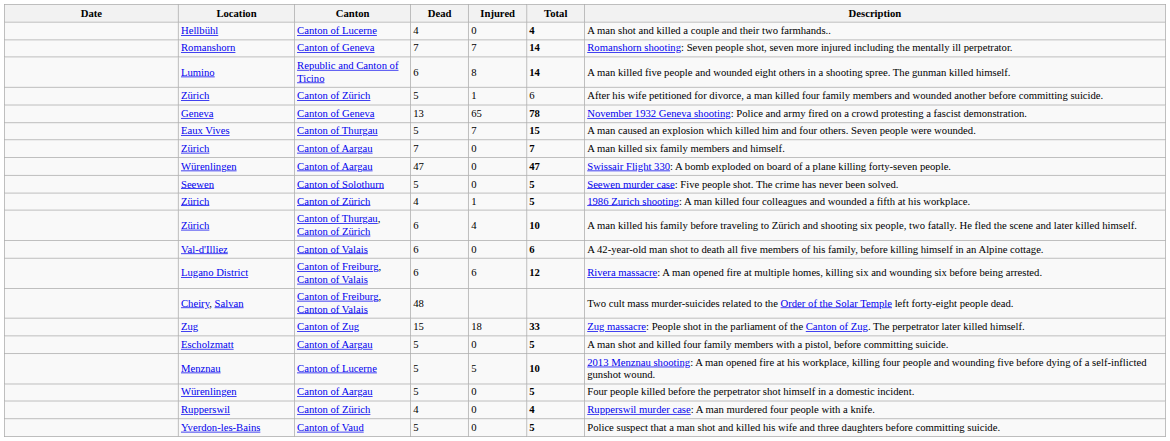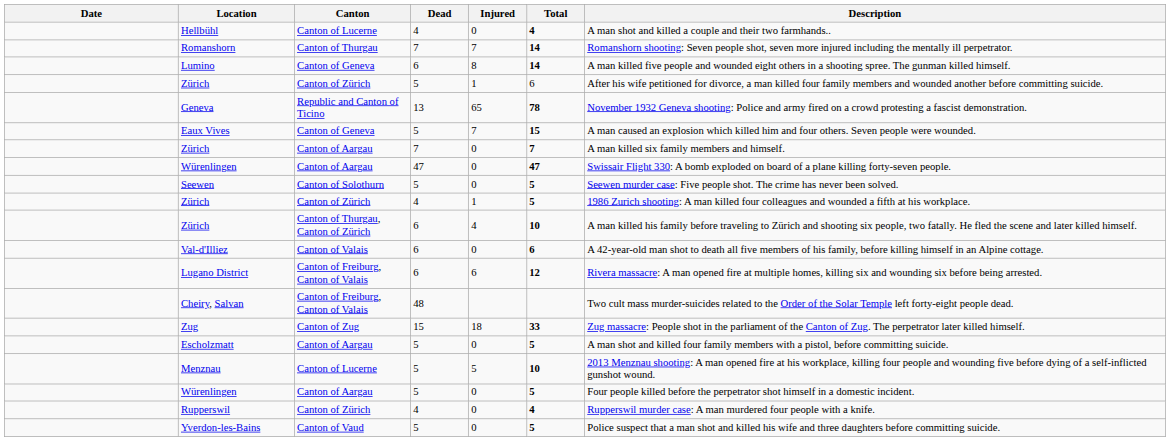(336, 48) Canton of Geneva -> (337, 48) Canton of Thurgau
(348, 72) Republic and Canton of Ticino -> (336, 66) Canton of Geneva
(336, 114) Canton of Geneva -> (348, 107) Republic and Canton of Ticino
(337, 131) Canton of Thurgau -> (336, 131) Canton of Geneva
